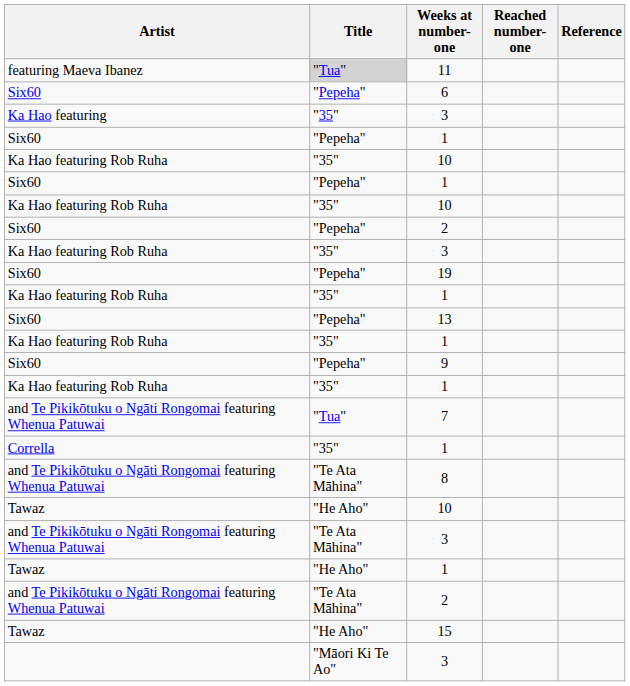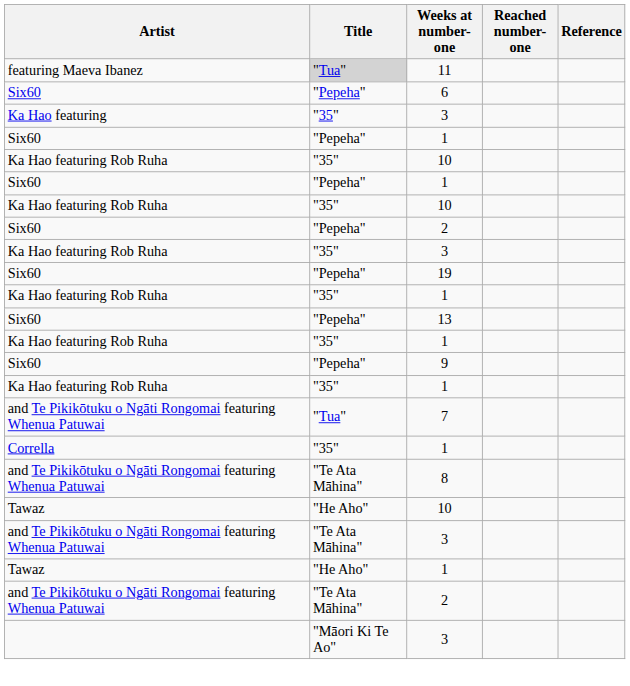- row: (26, 631)
